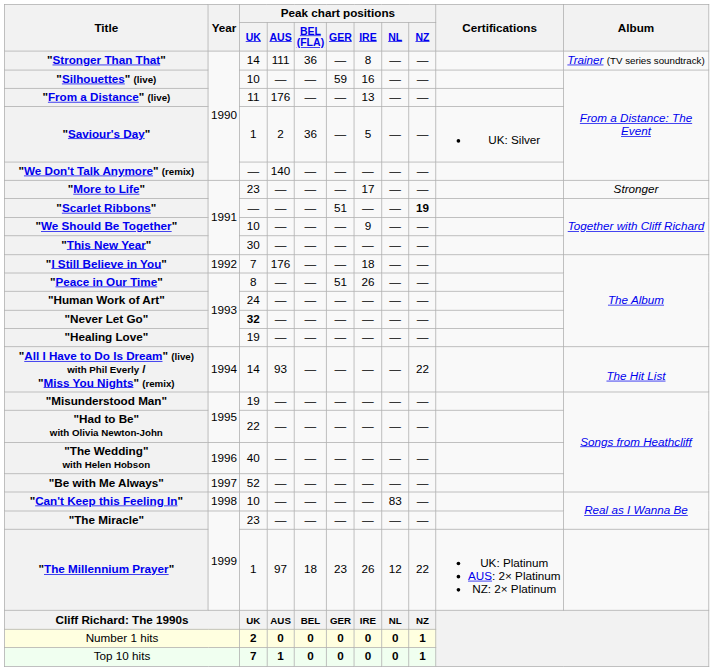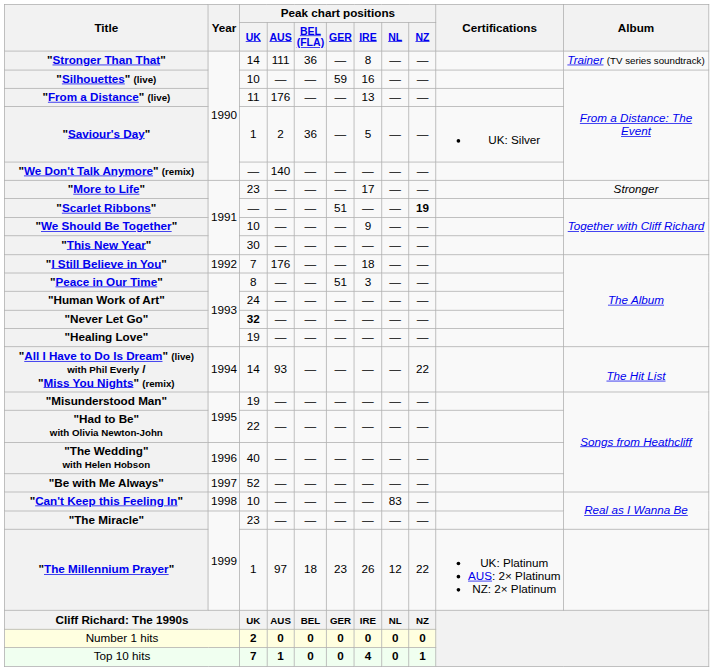(368, 282) 26 -> (368, 282) 3
(422, 638) 1 -> (422, 638) 0
(368, 656) 0 -> (368, 656) 4
